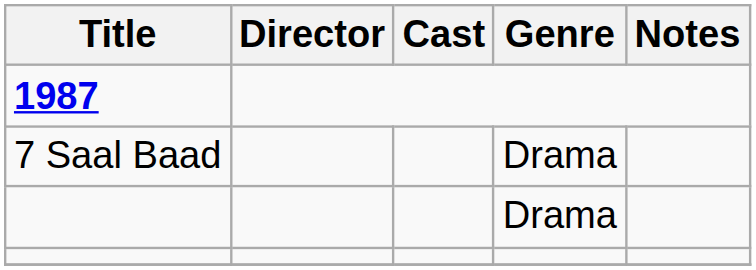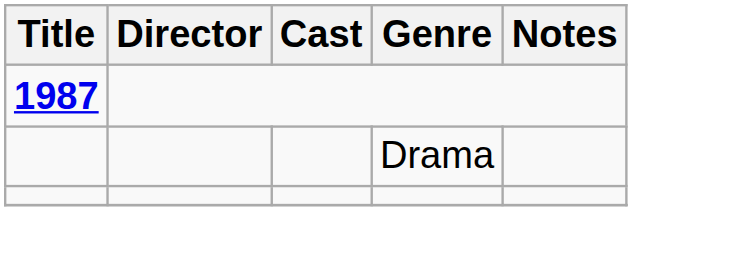- row: (118, 155)
